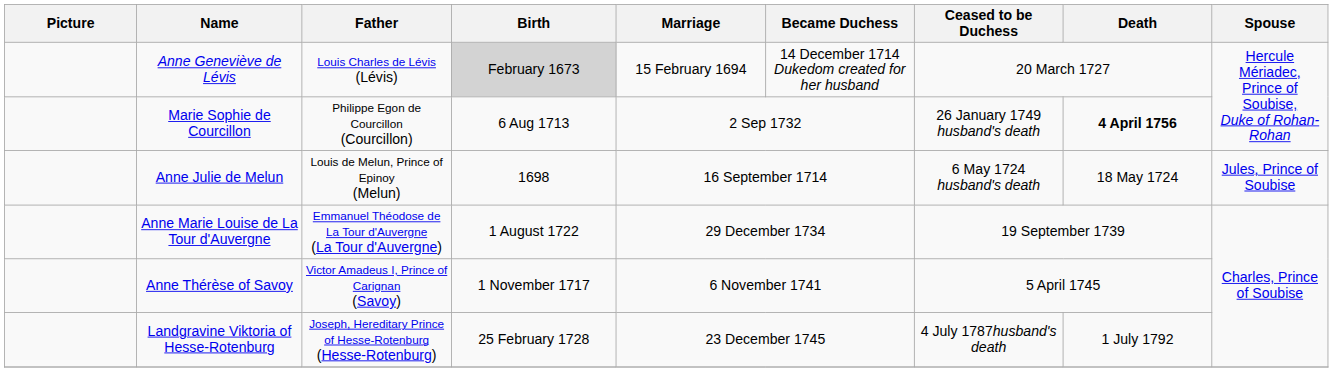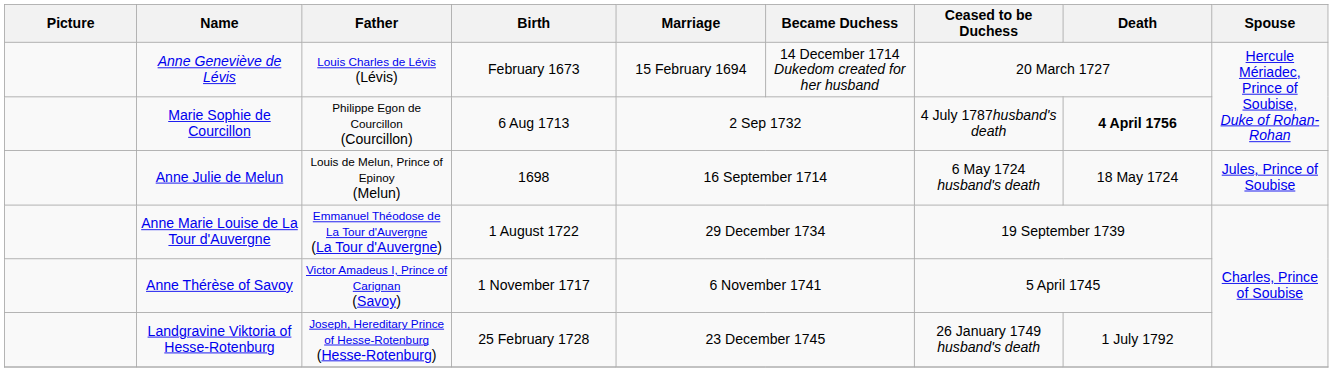(534, 69) lightgrey background -> (534, 69) no background
(989, 123) 26 January 1749 husband's death -> (989, 123) 4 July 1787husband's death
(989, 339) 4 July 1787husband's death -> (989, 339) 26 January 1749 husband's death
